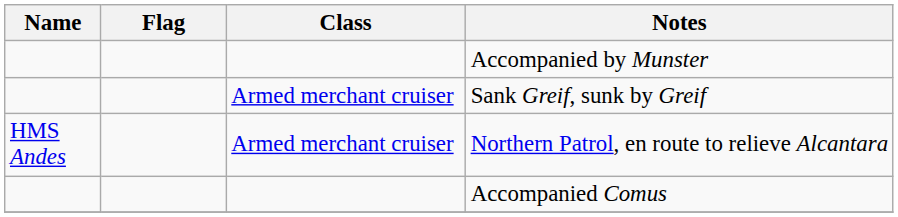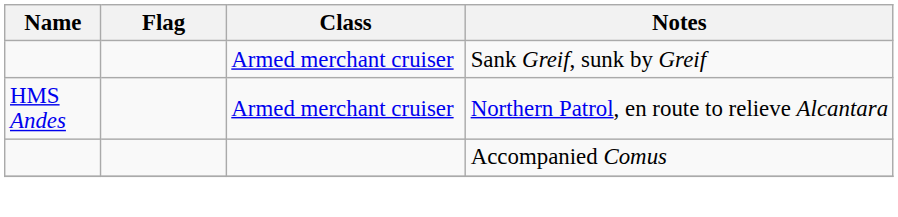- row: (589, 58)
